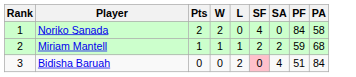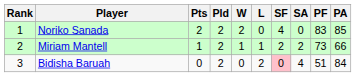+ column: (221, 13)
(299, 30) 84 -> (321, 30) 83
(319, 30) 58 -> (340, 30) 85
(299, 47) 59 -> (321, 47) 73
(319, 47) 68 -> (340, 47) 66
